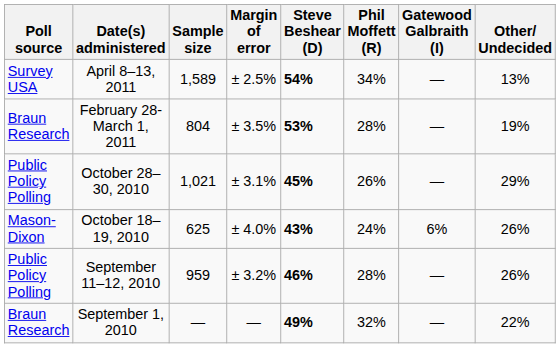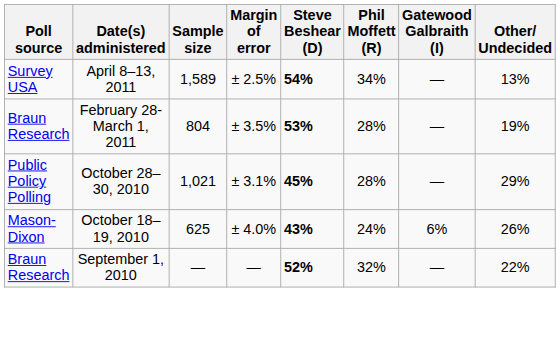(371, 181) 26% -> (371, 181) 28%
- row: (121, 275)
(298, 323) 49% -> (298, 267) 52%
